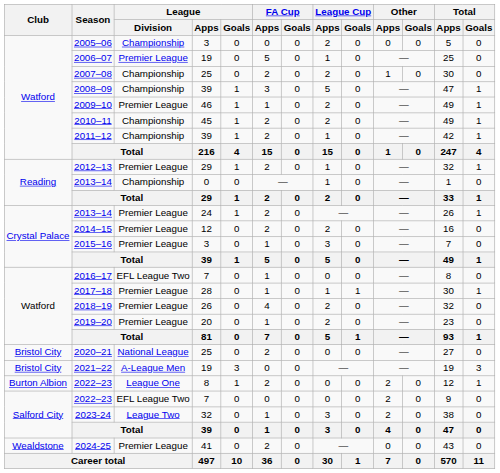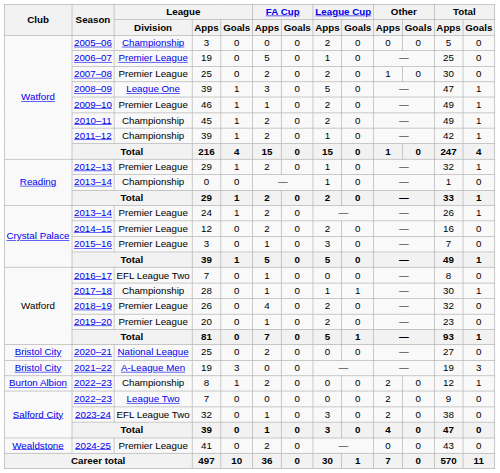(153, 74) Championship -> (153, 74) Premier League
(153, 89) Championship -> (153, 89) League One
(153, 290) Premier League -> (153, 290) Championship
(153, 383) League One -> (153, 383) Championship
(153, 399) EFL League Two -> (153, 399) League Two
(153, 414) League Two -> (153, 414) EFL League Two
